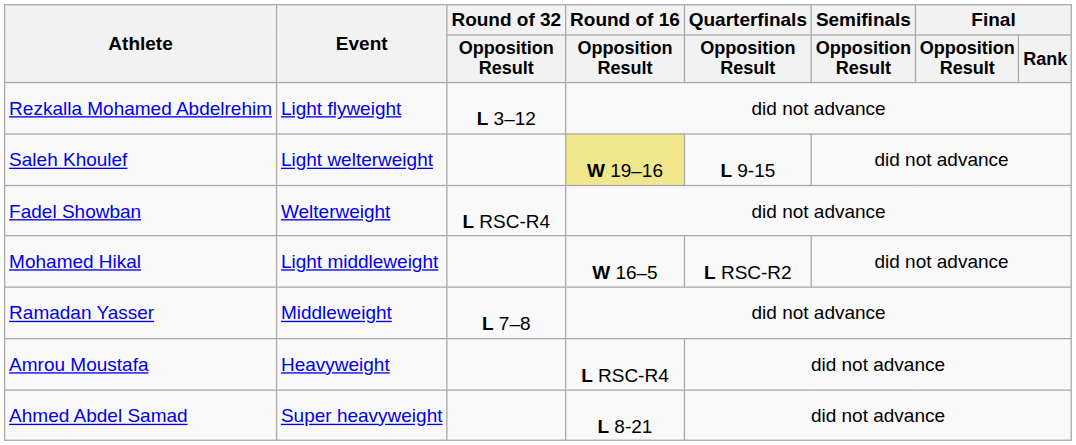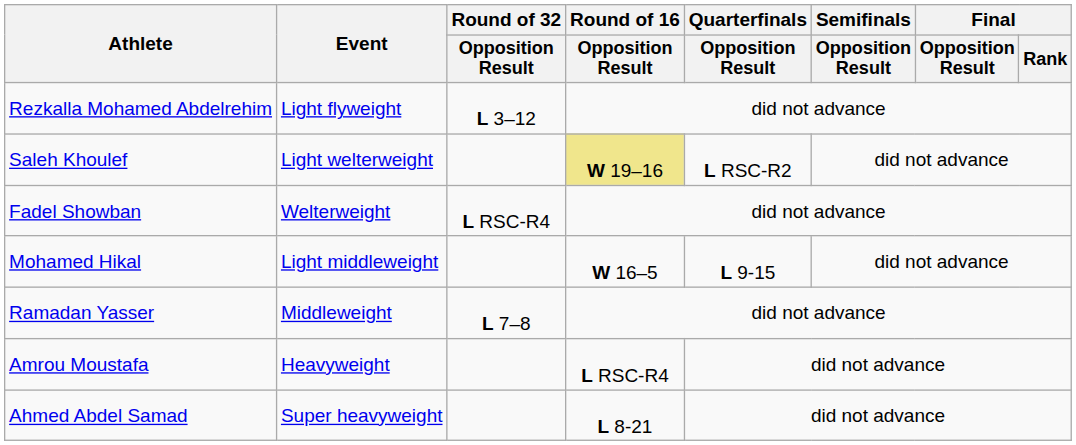(748, 171) L 9-15 -> (748, 171) L RSC-R2
(748, 273) L RSC-R2 -> (748, 273) L 9-15
